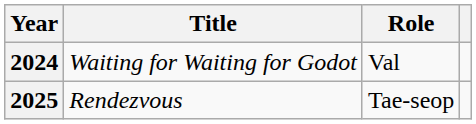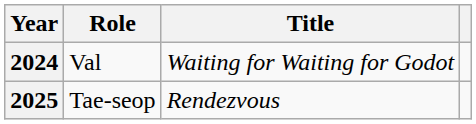columns swapped: (213, 23) <-> (411, 23)
